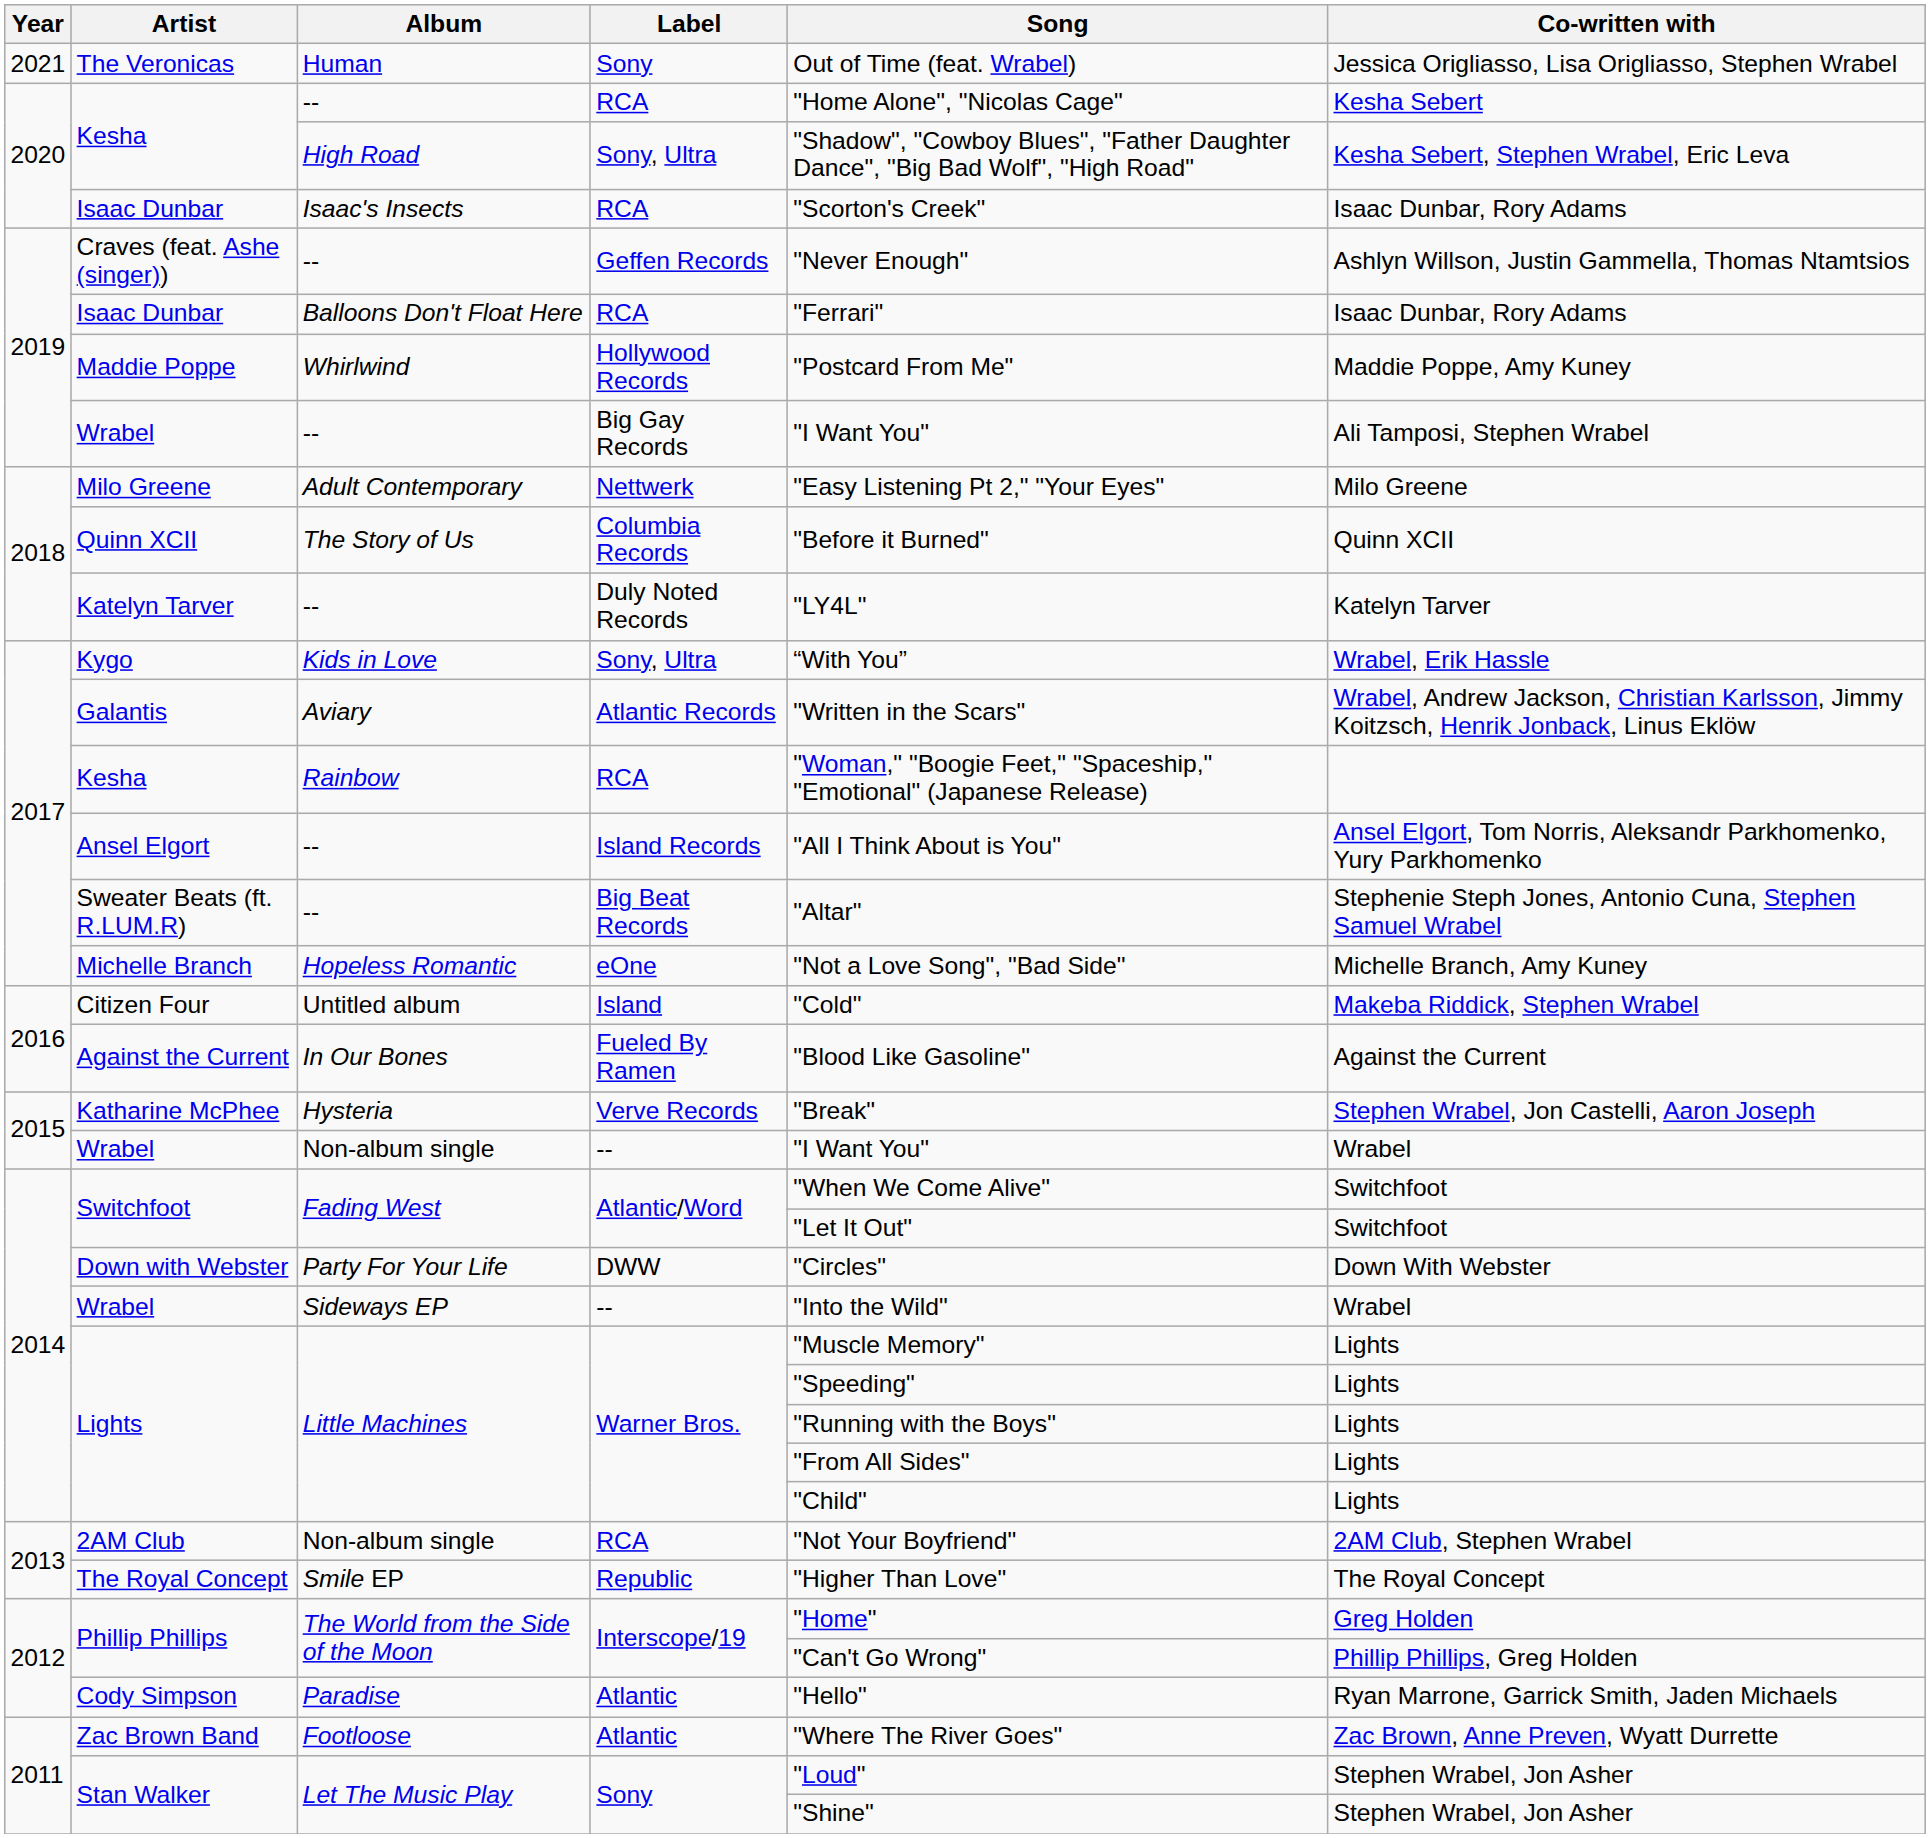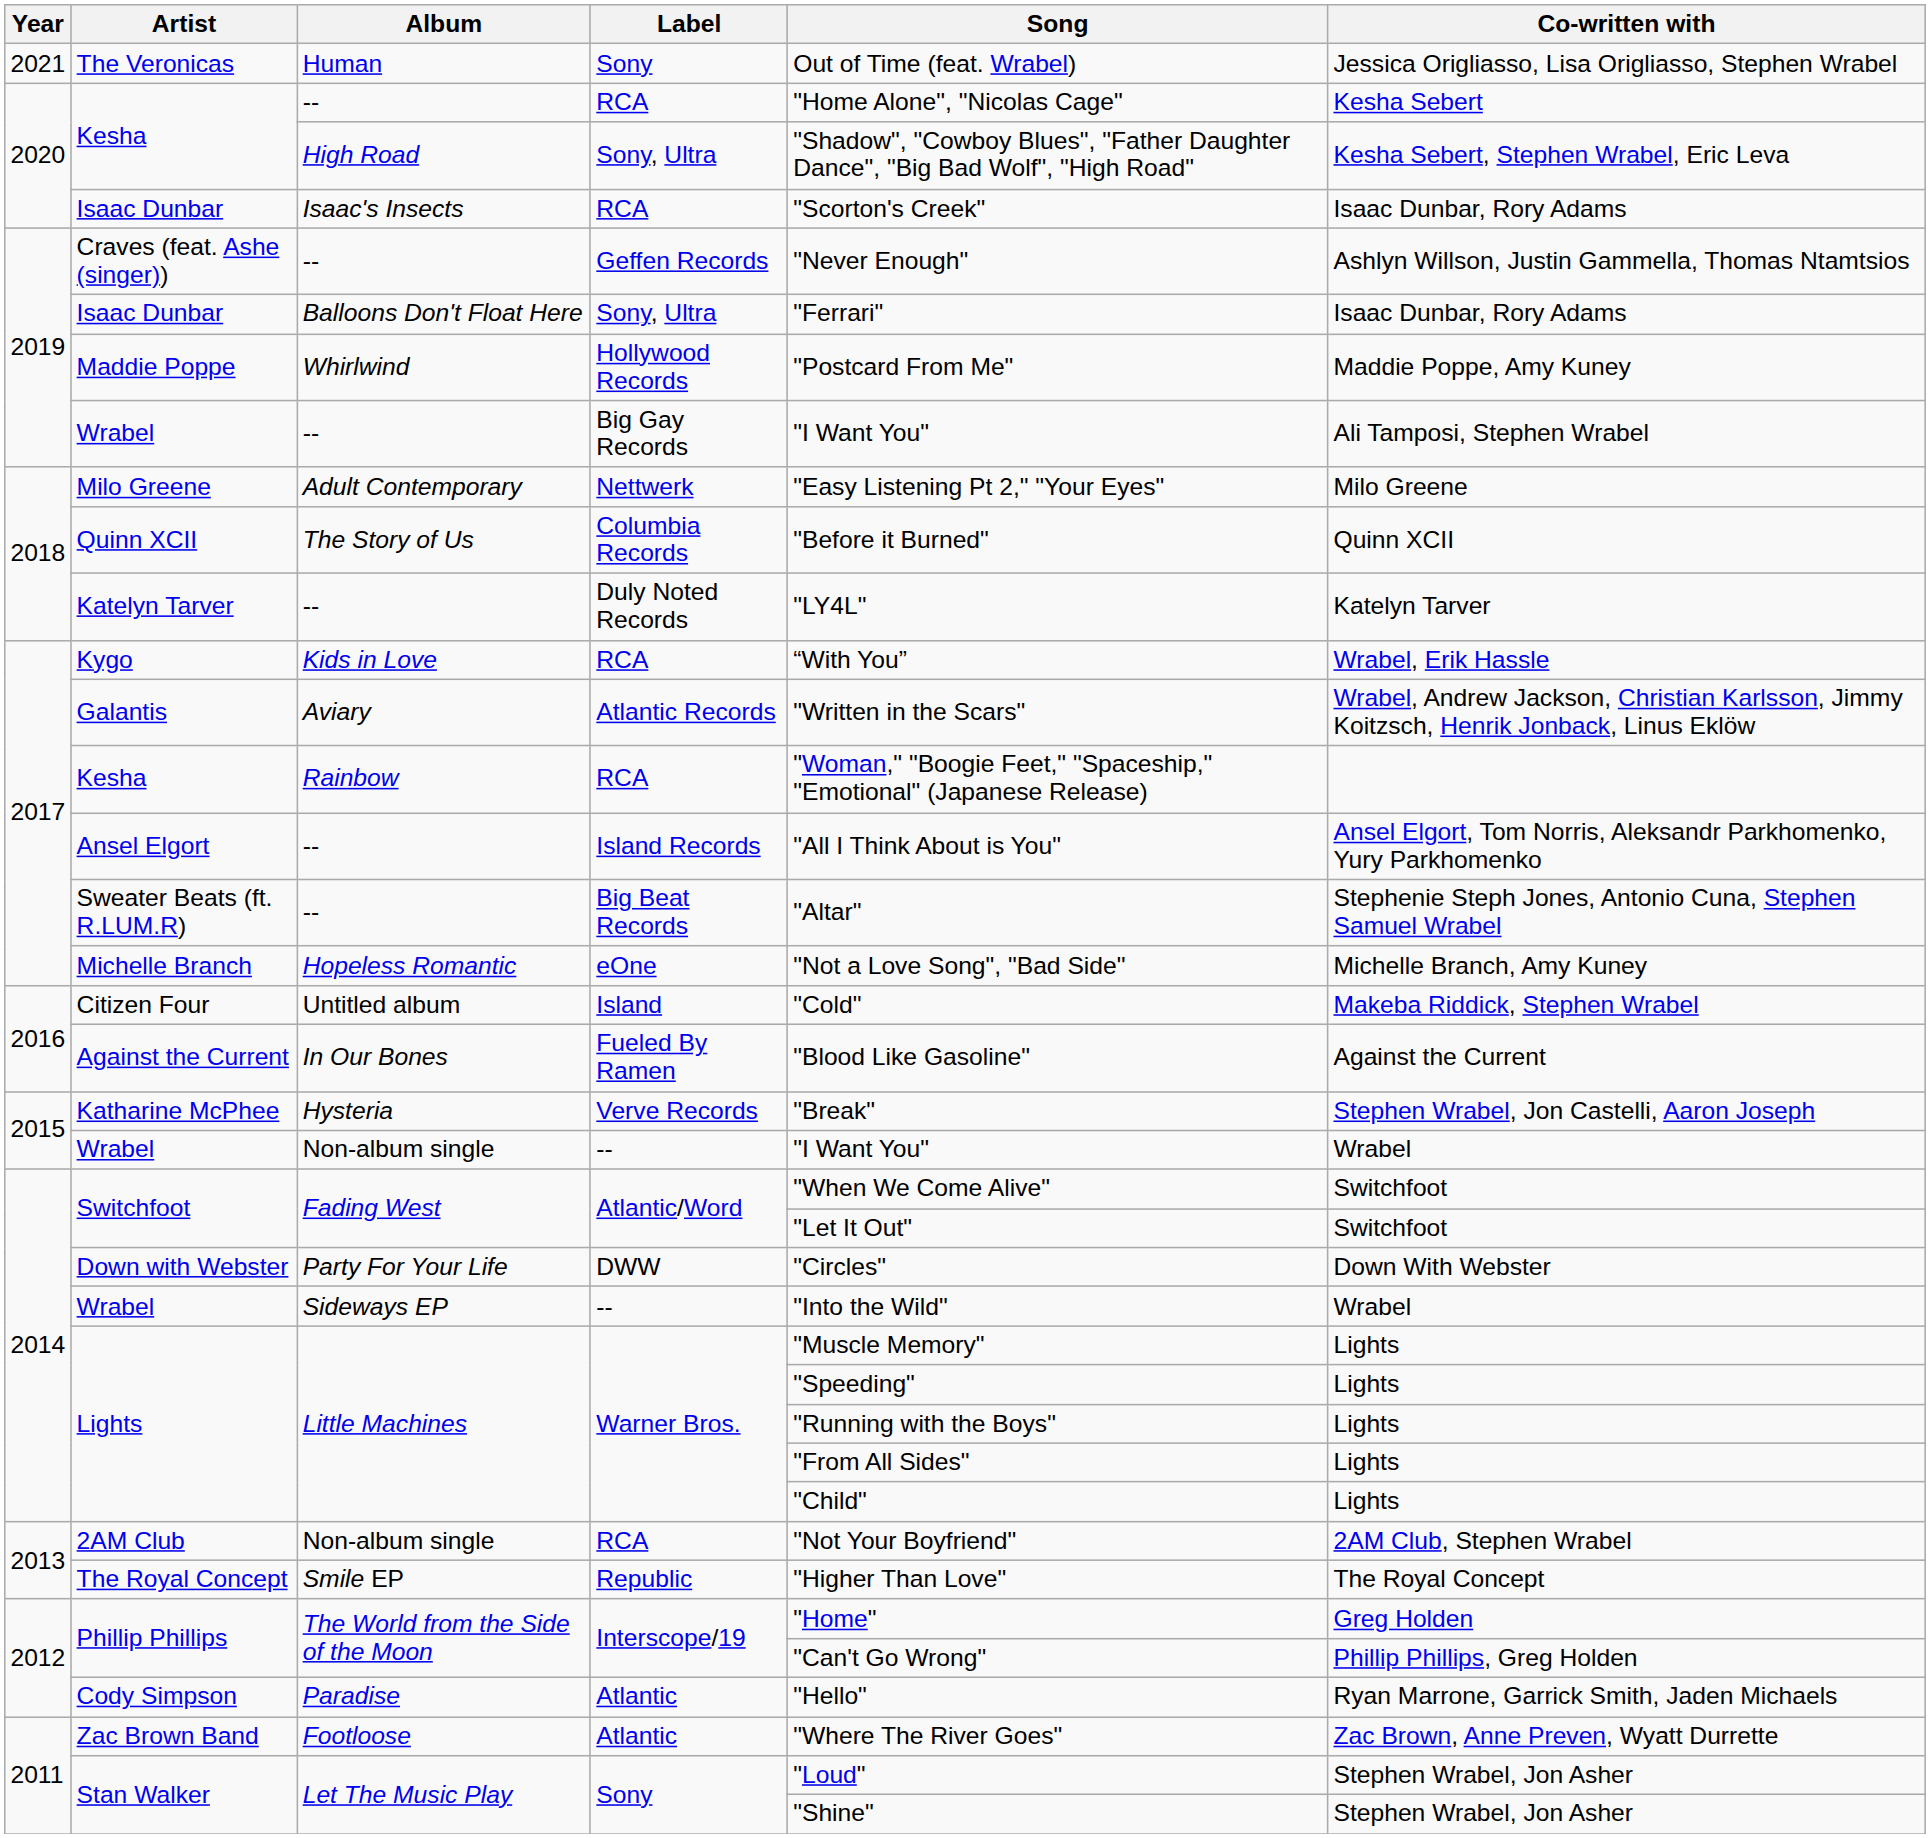(622, 313) RCA -> (656, 313) Sony, Ultra
(656, 659) Sony, Ultra -> (622, 659) RCA
